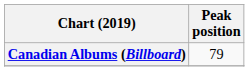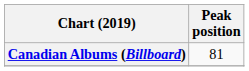(216, 54) 79 -> (216, 54) 81
